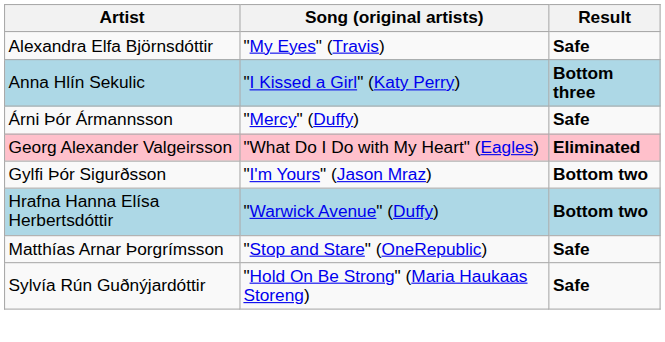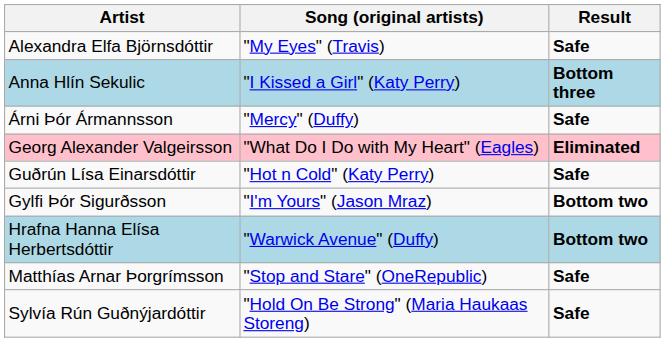+ row: (102, 174)
